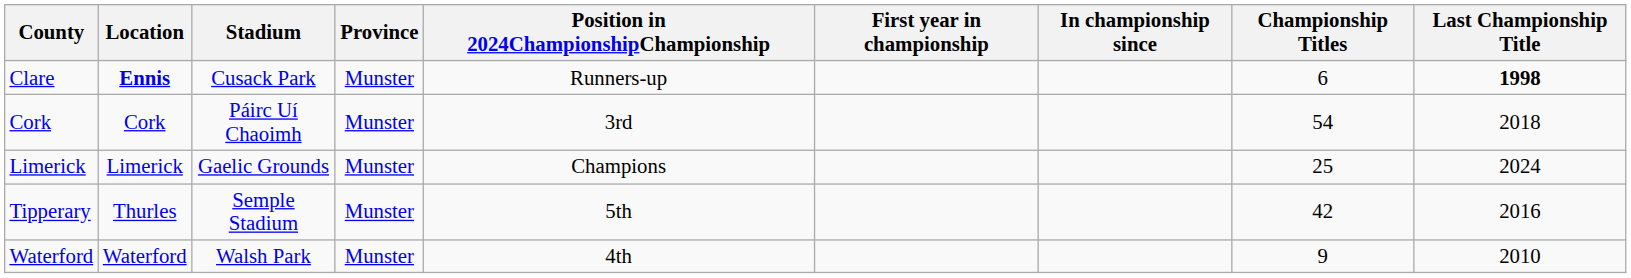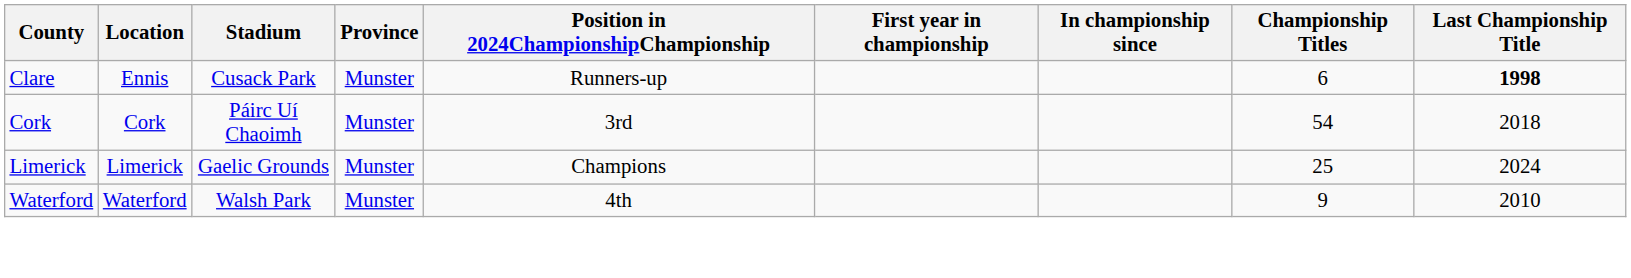(145, 77) bold -> (145, 77) normal
- row: (50, 211)
